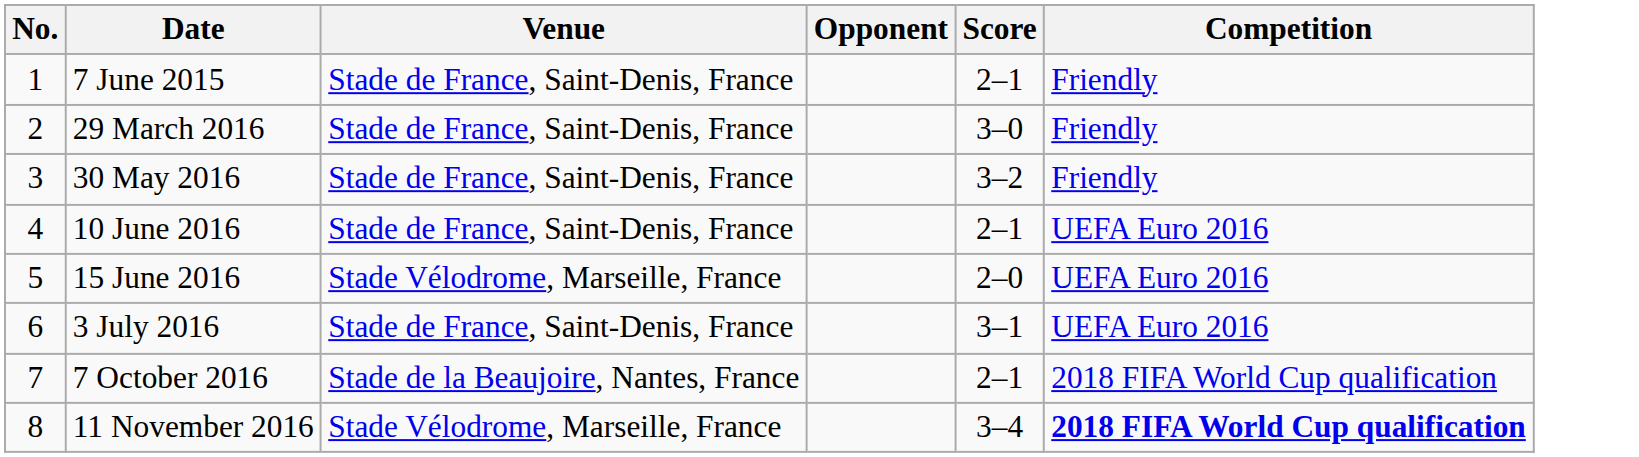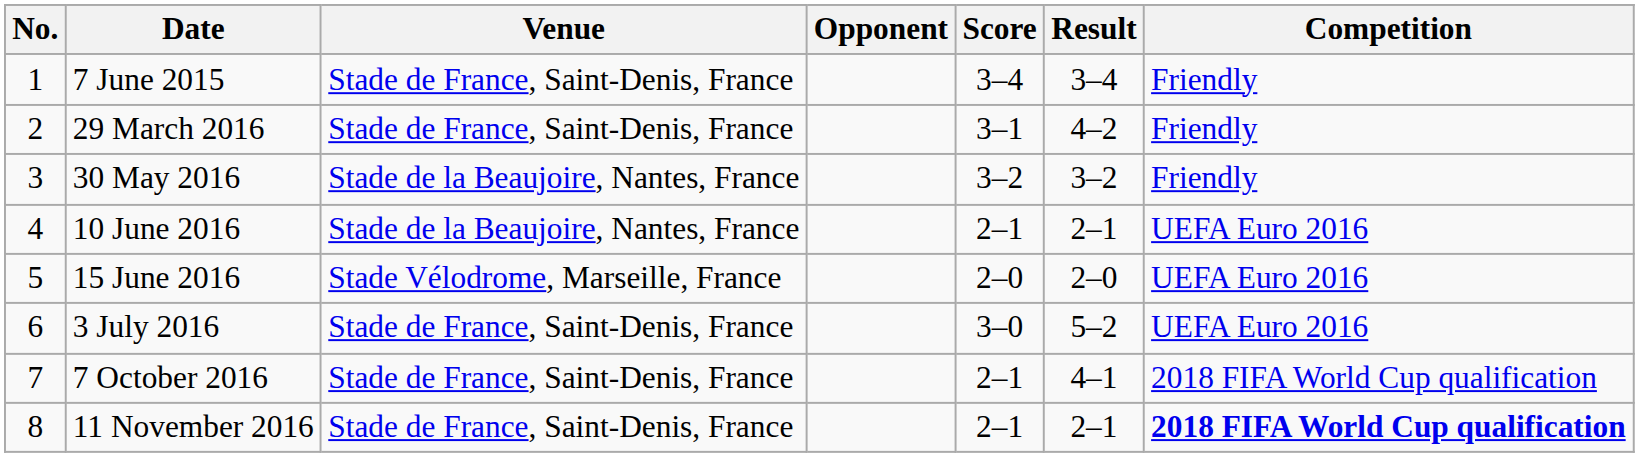+ column: (1094, 29)
(1000, 79) 2–1 -> (1000, 79) 3–4
(1000, 128) 3–0 -> (1000, 128) 3–1
(561, 178) Stade de France, Saint-Denis, France -> (564, 178) Stade de la Beaujoire, Nantes, France
(561, 228) Stade de France, Saint-Denis, France -> (564, 228) Stade de la Beaujoire, Nantes, France
(1000, 327) 3–1 -> (1000, 327) 3–0
(564, 377) Stade de la Beaujoire, Nantes, France -> (561, 377) Stade de France, Saint-Denis, France
(555, 427) Stade Vélodrome, Marseille, France -> (561, 427) Stade de France, Saint-Denis, France
(1000, 427) 3–4 -> (1000, 427) 2–1
